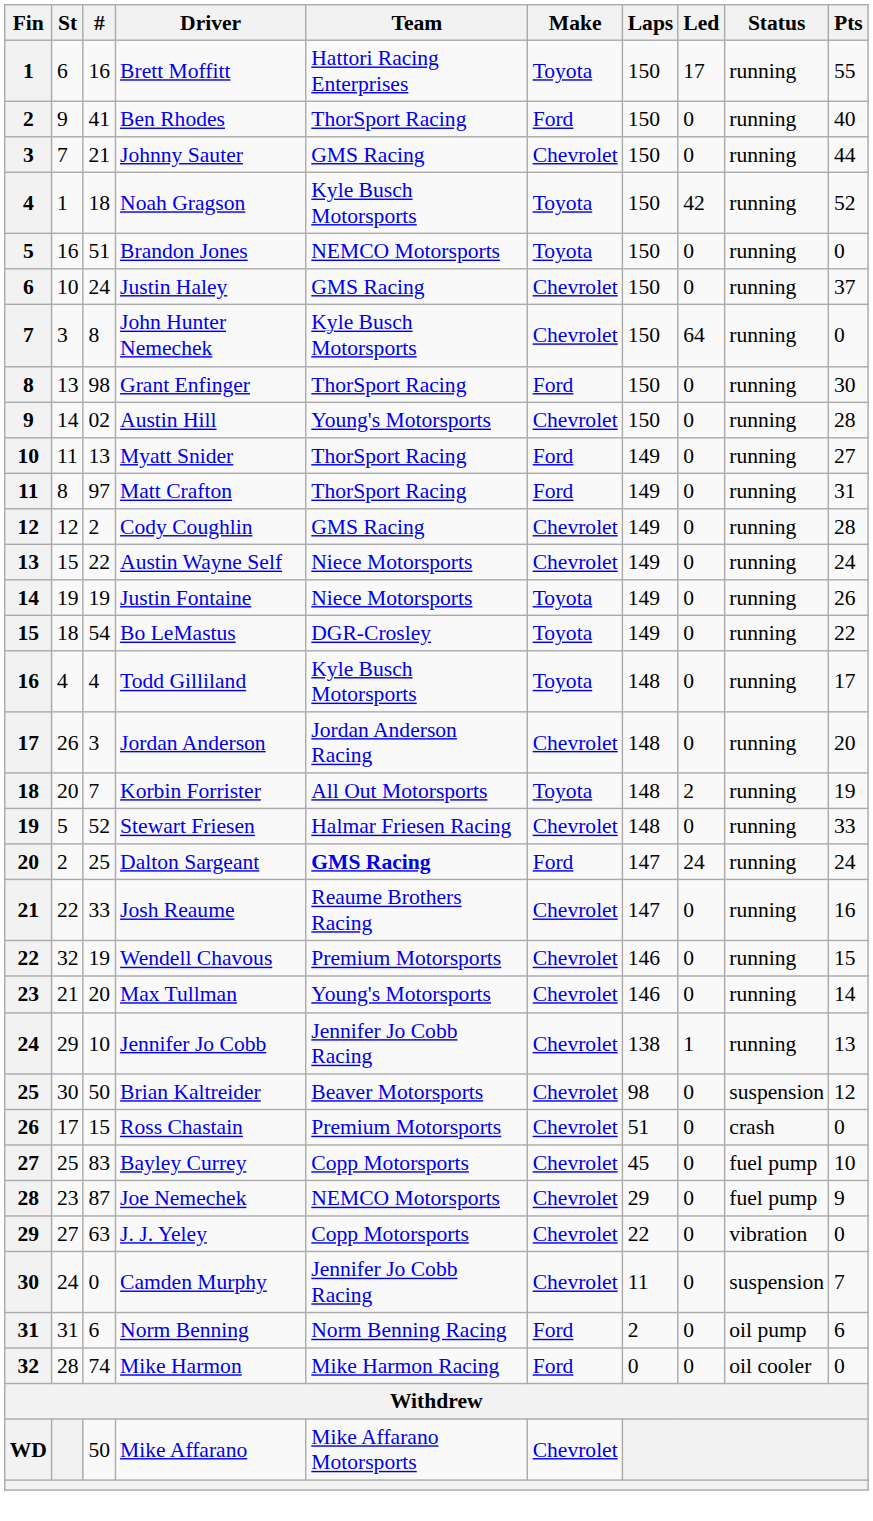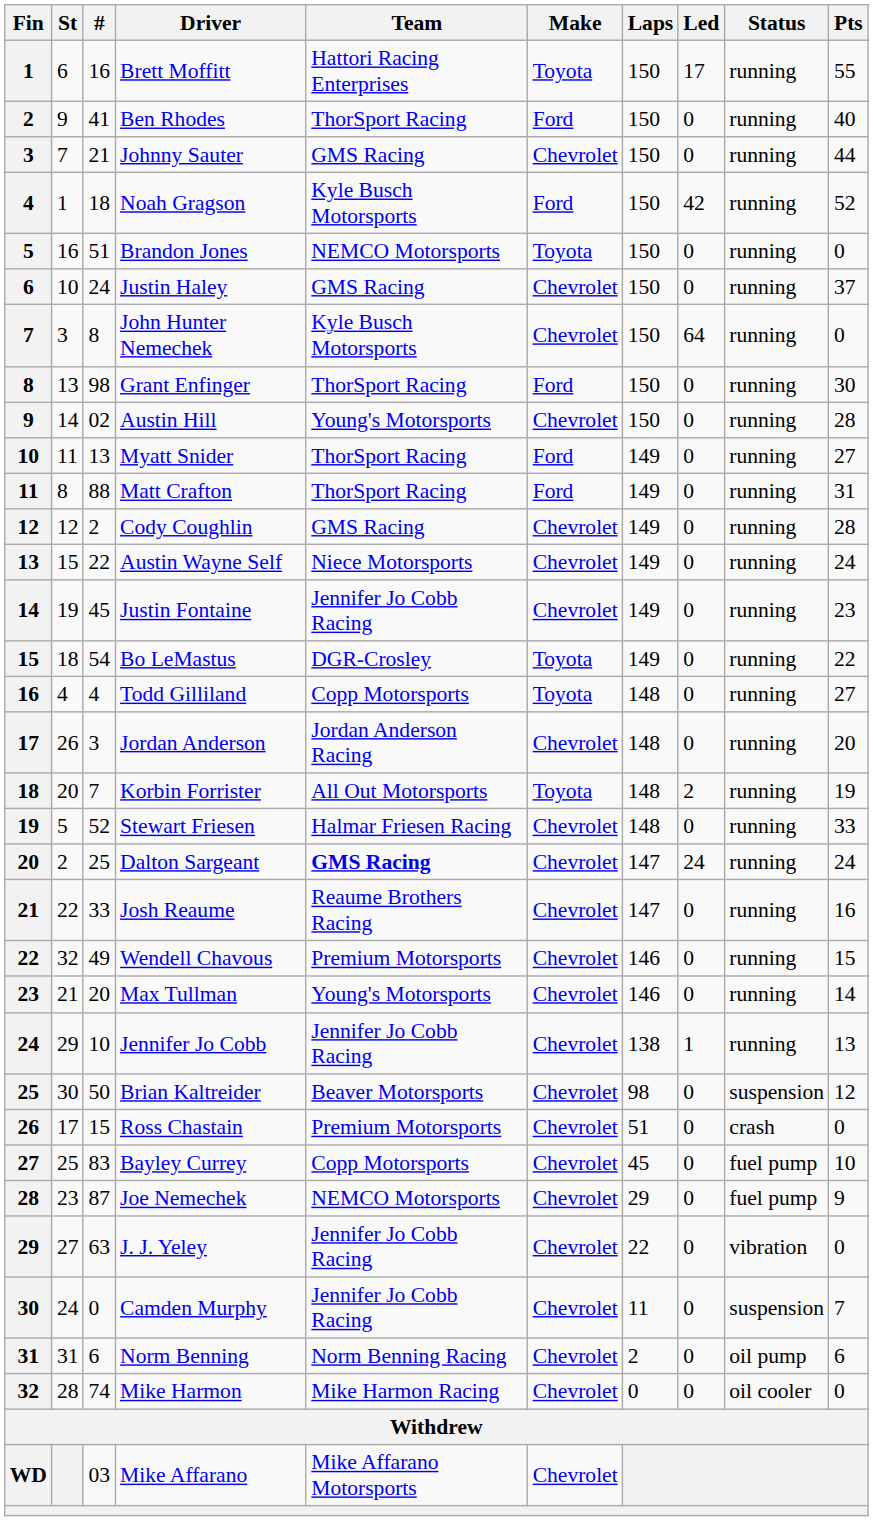(562, 203) Toyota -> (553, 203) Ford
(99, 490) 97 -> (99, 490) 88
(99, 597) 19 -> (99, 610) 45
(392, 597) Niece Motorsports -> (384, 610) Jennifer Jo Cobb Racing
(562, 597) Toyota -> (575, 610) Chevrolet
(845, 597) 26 -> (845, 610) 23
(364, 681) Kyle Busch Motorsports -> (390, 694) Copp Motorsports
(845, 681) 17 -> (845, 694) 27
(553, 862) Ford -> (575, 862) Chevrolet
(99, 958) 19 -> (99, 958) 49
(390, 1233) Copp Motorsports -> (384, 1246) Jennifer Jo Cobb Racing
(553, 1330) Ford -> (575, 1355) Chevrolet
(553, 1365) Ford -> (575, 1391) Chevrolet
(99, 1449) 50 -> (99, 1475) 03
